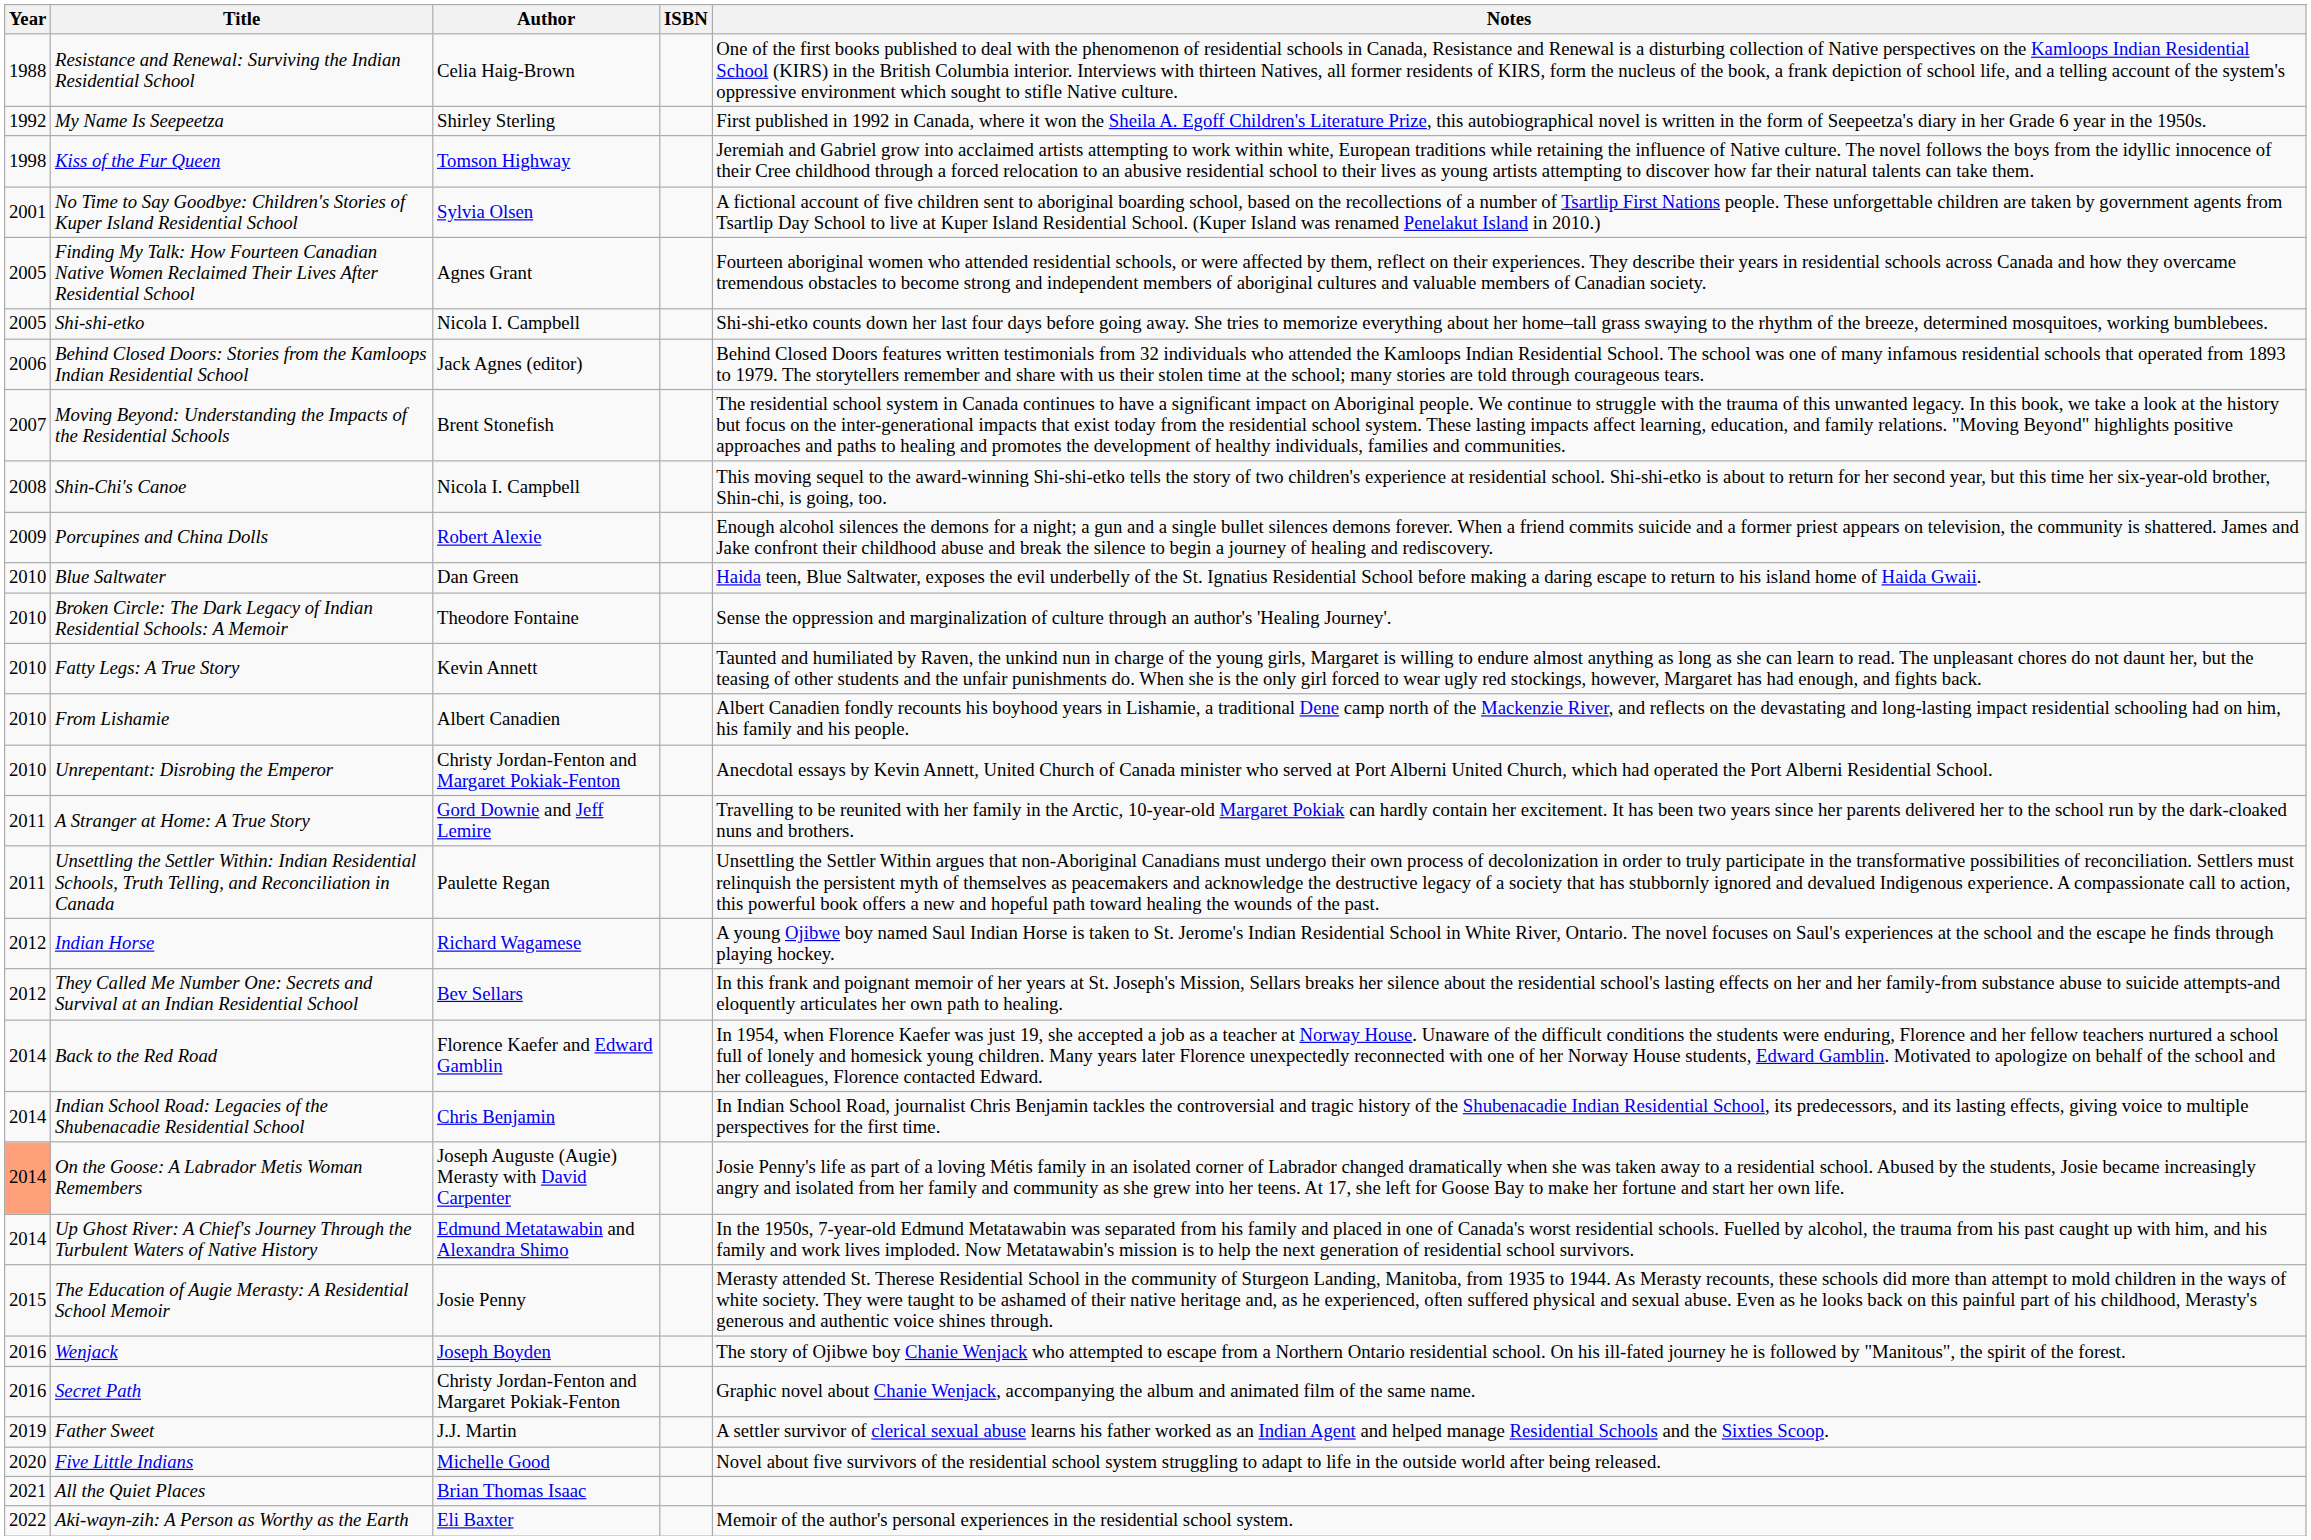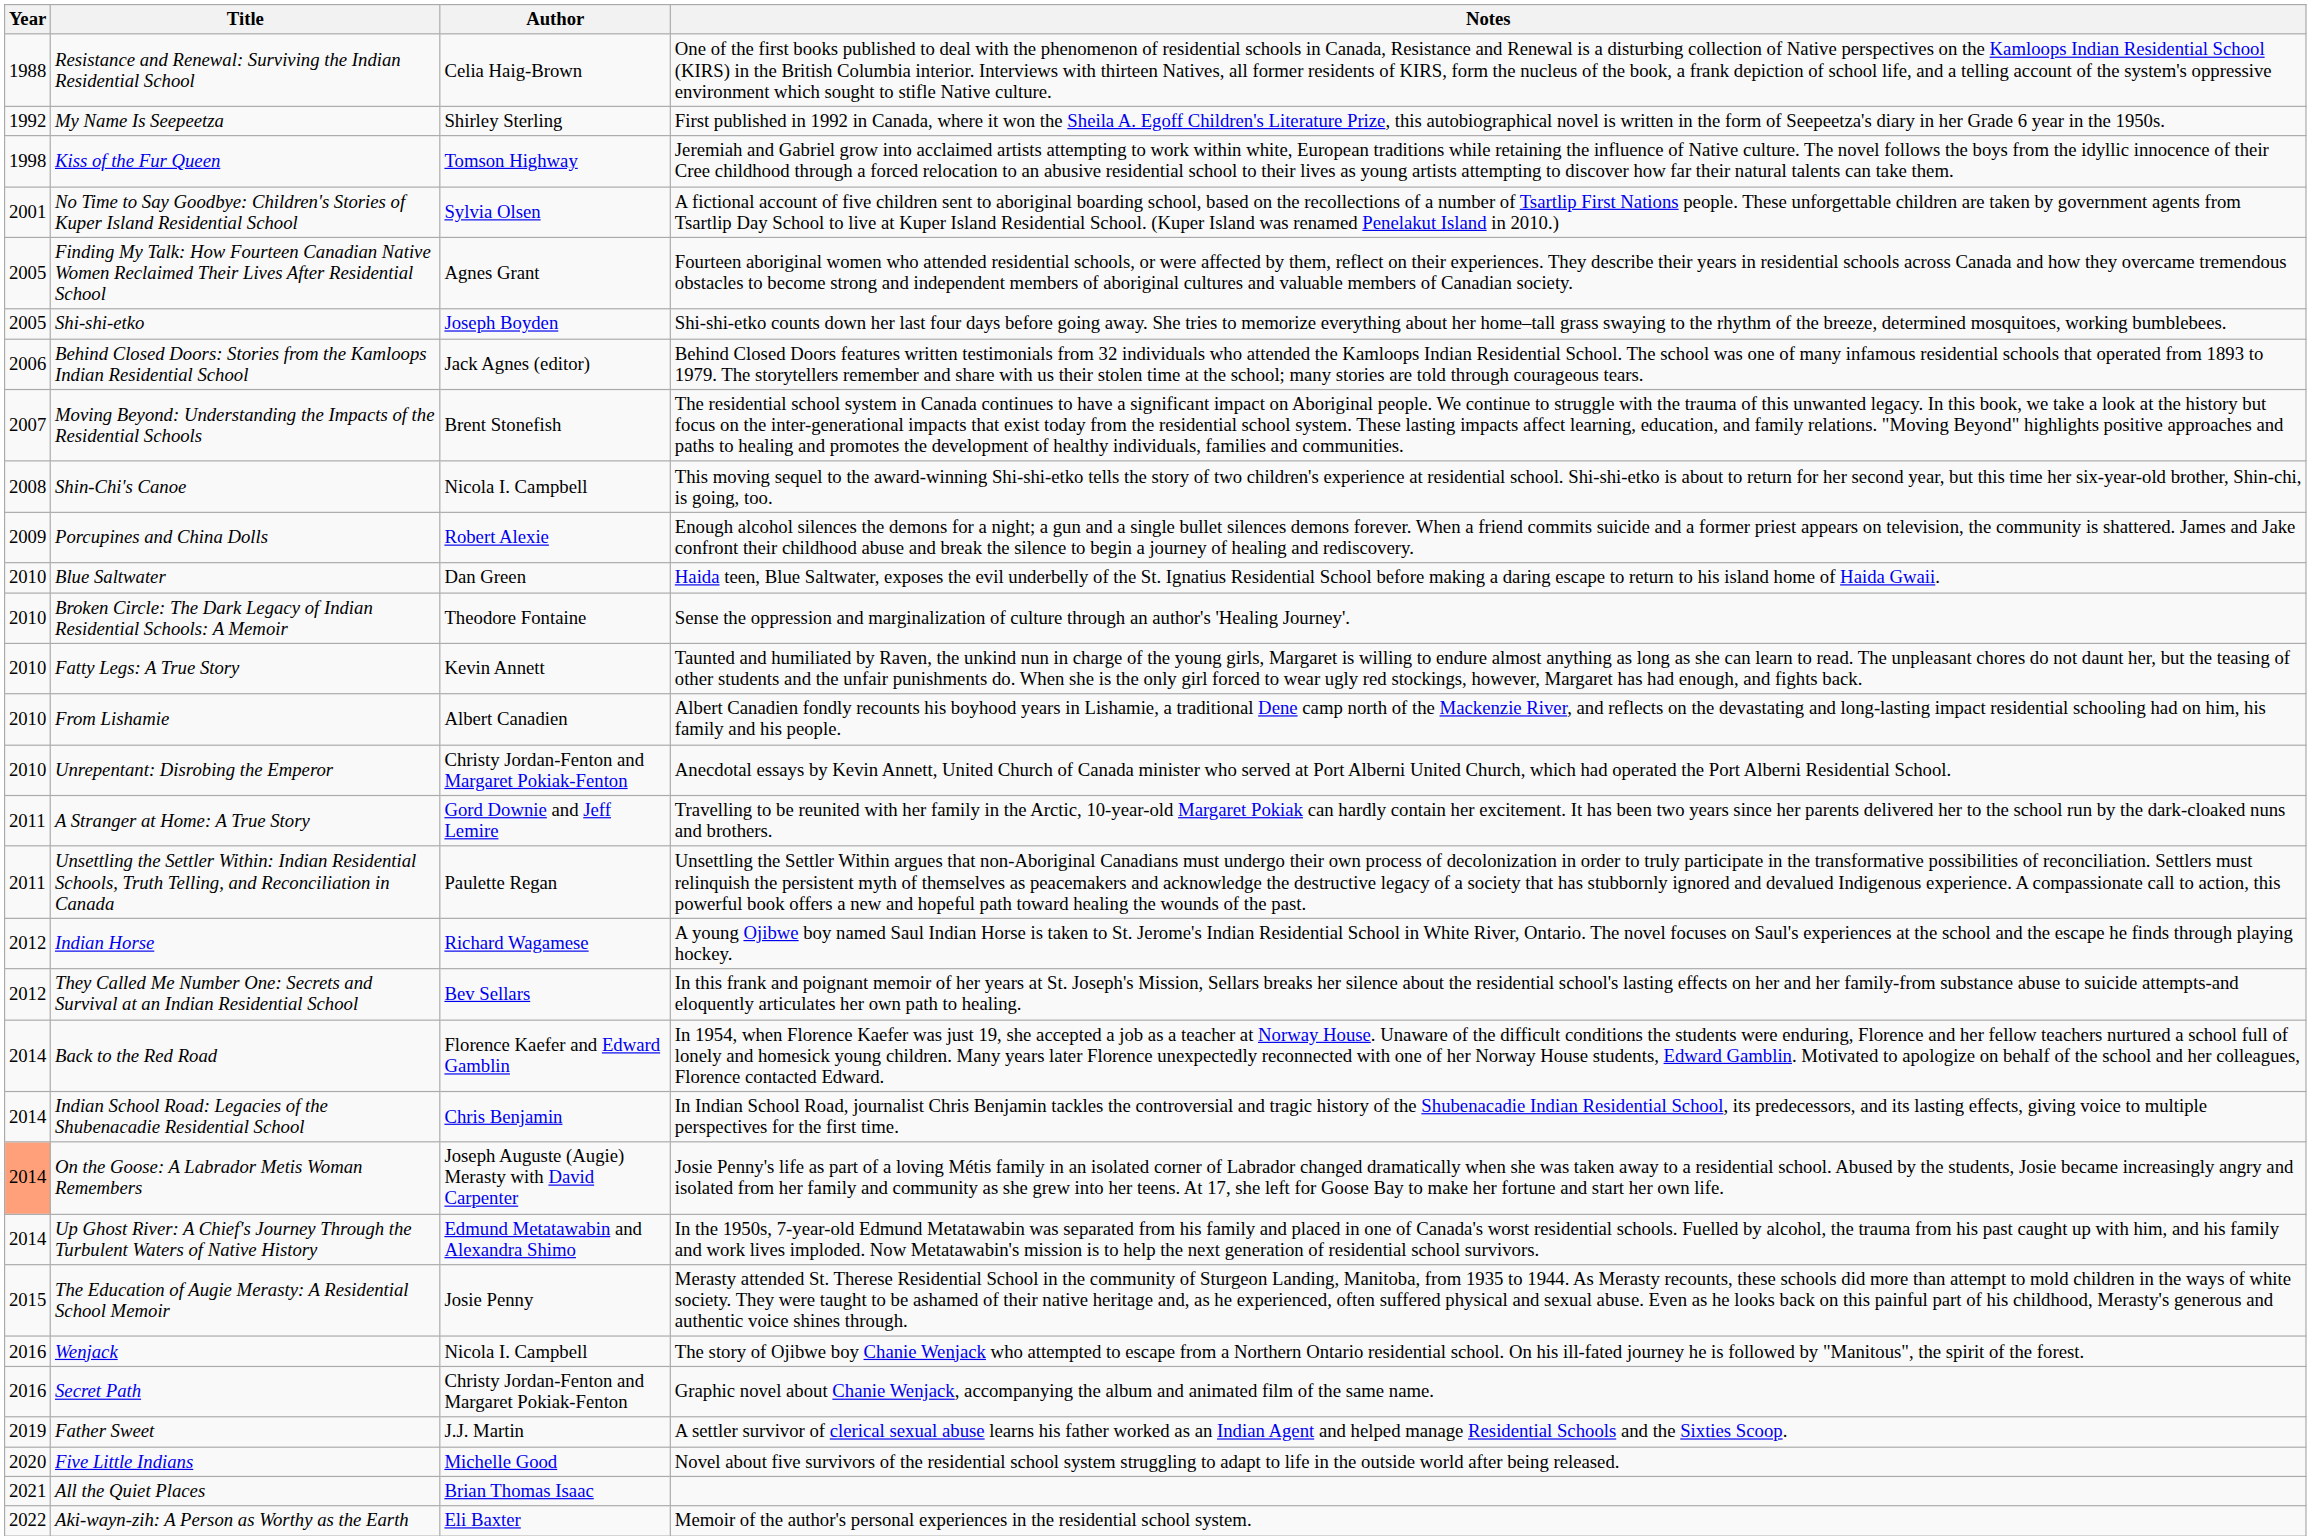- column: (686, 19)
(508, 323) Nicola I. Campbell -> (501, 323) Joseph Boyden
(494, 1351) Joseph Boyden -> (516, 1351) Nicola I. Campbell
